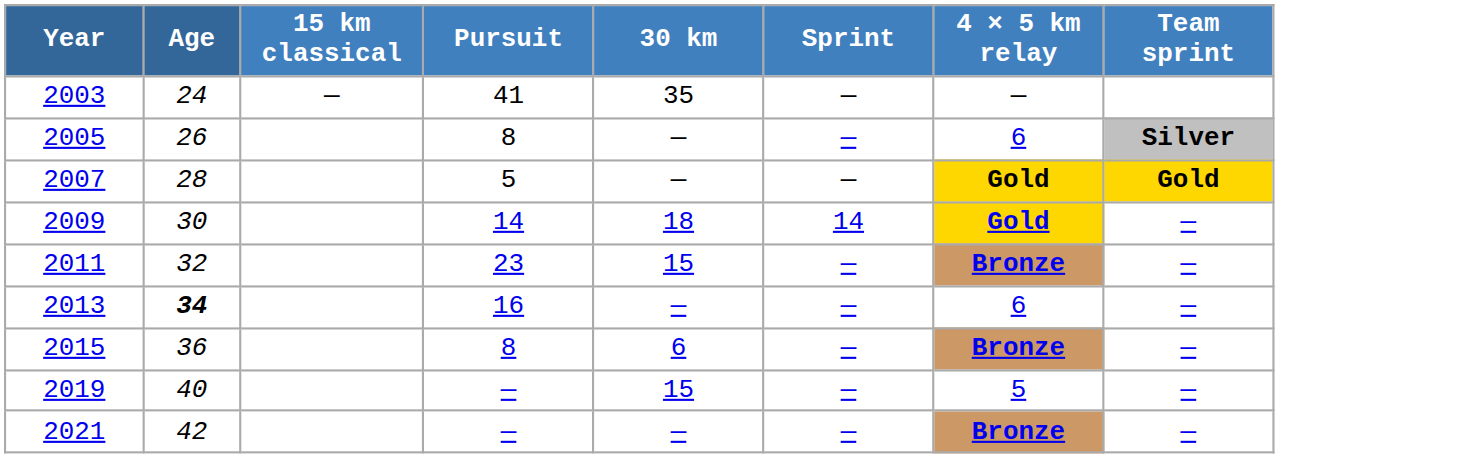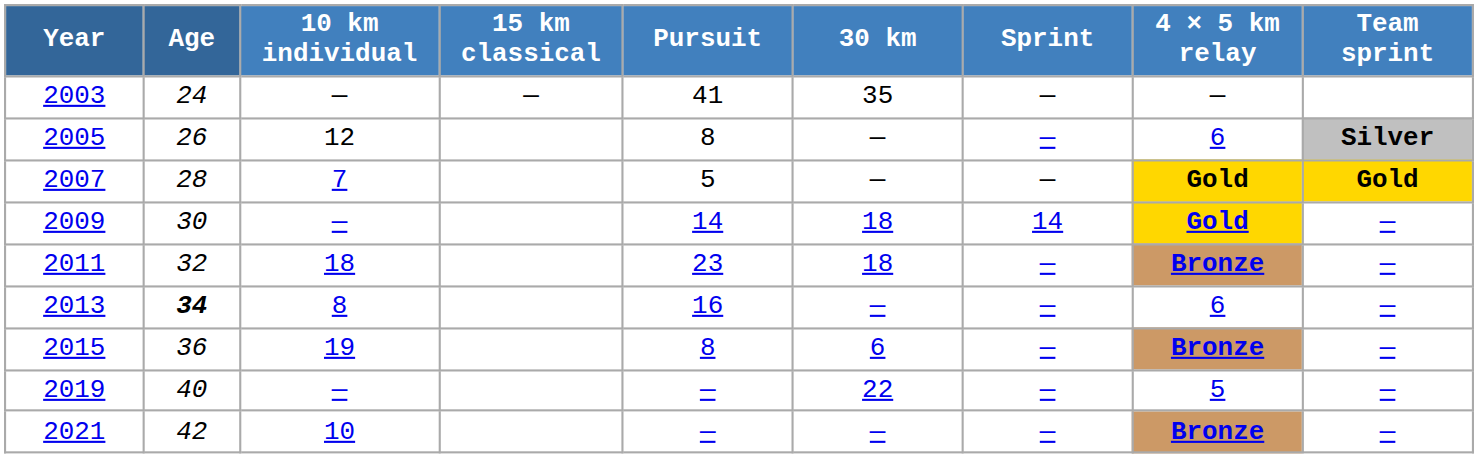+ column: (340, 41)
(679, 265) 15 -> (878, 265) 18
(679, 391) 15 -> (878, 391) 22
